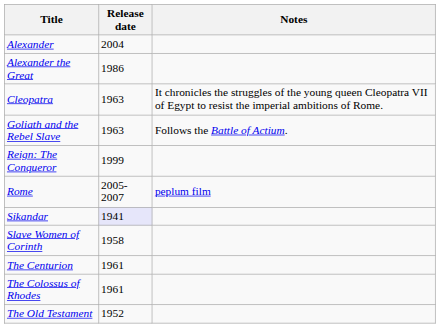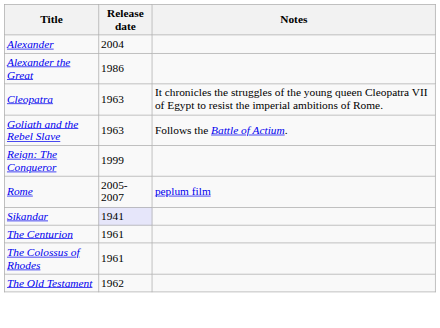- row: (43, 240)
(112, 313) 1952 -> (112, 283) 1962
